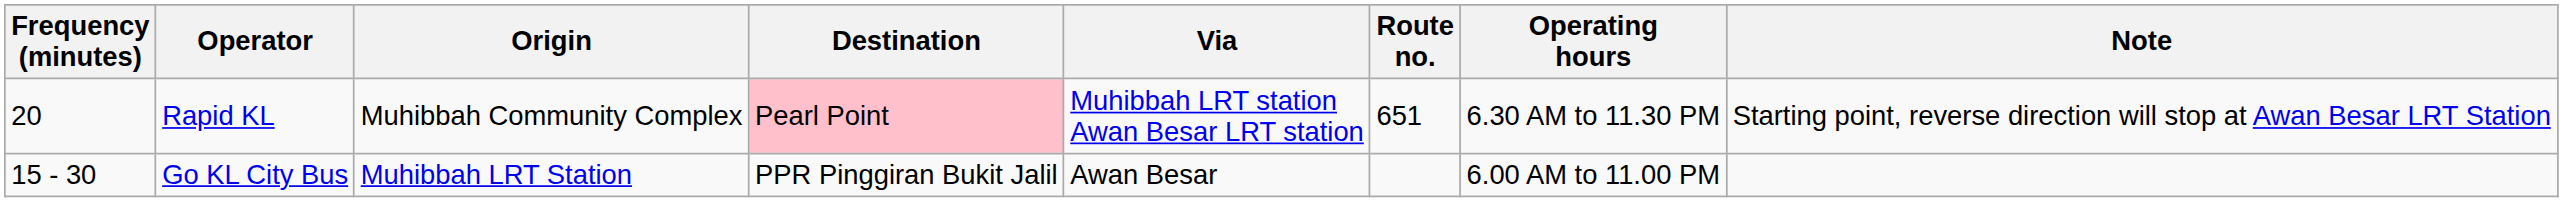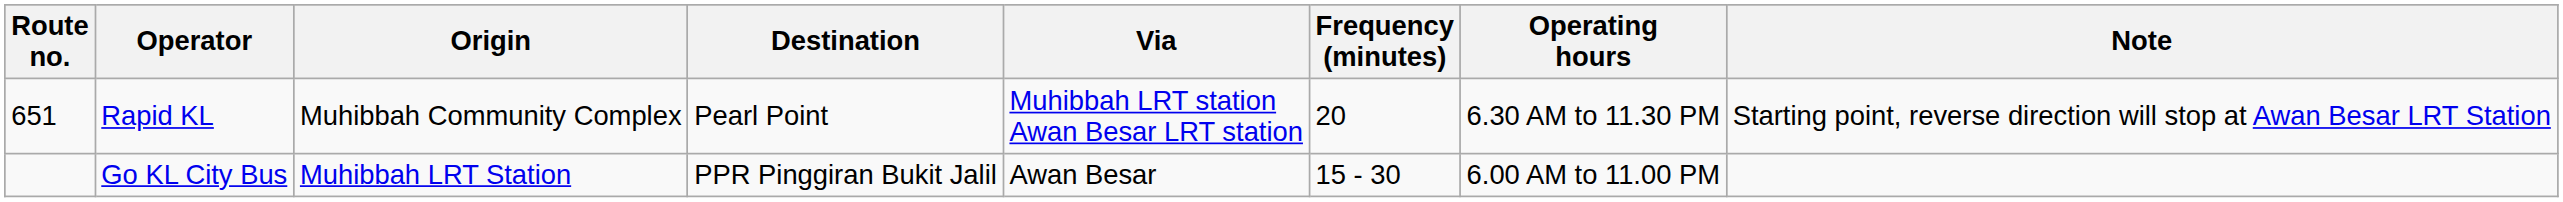columns swapped: (1415, 41) <-> (80, 41)
(822, 115) pink background -> (761, 115) no background
